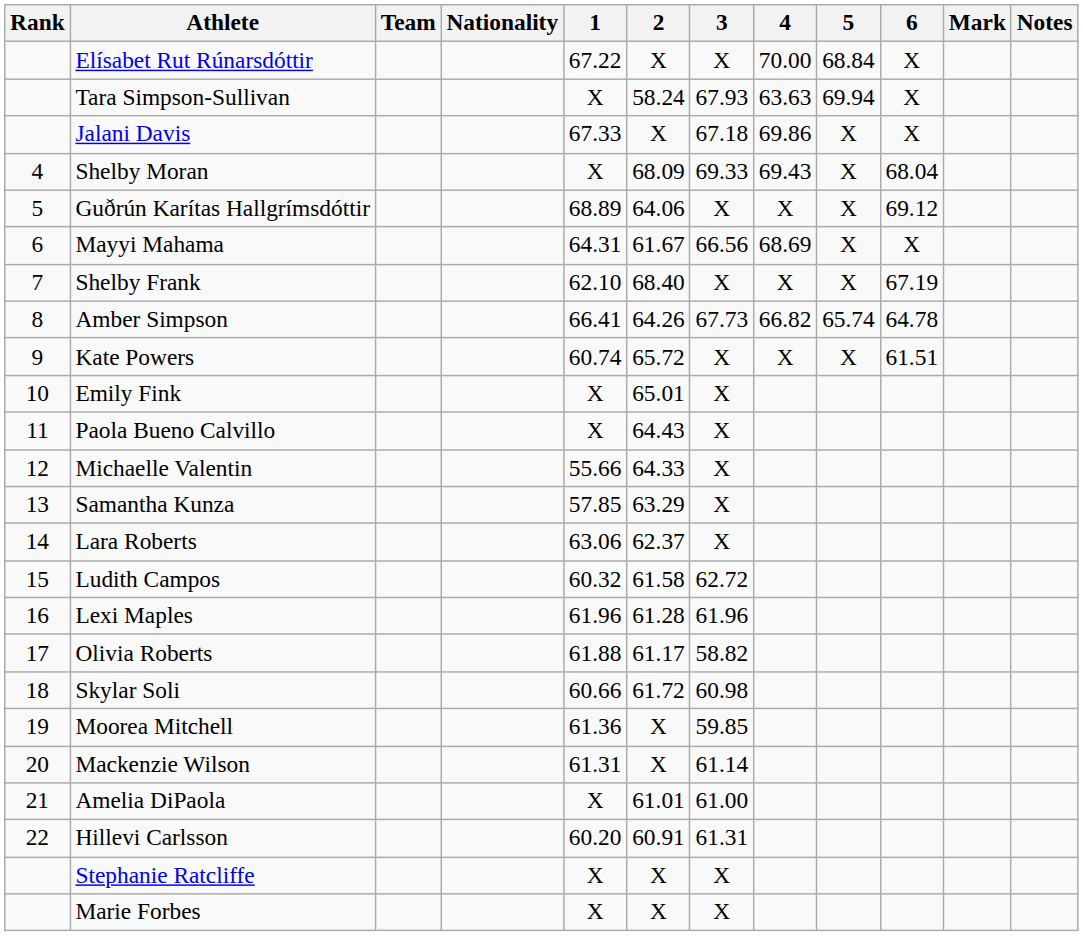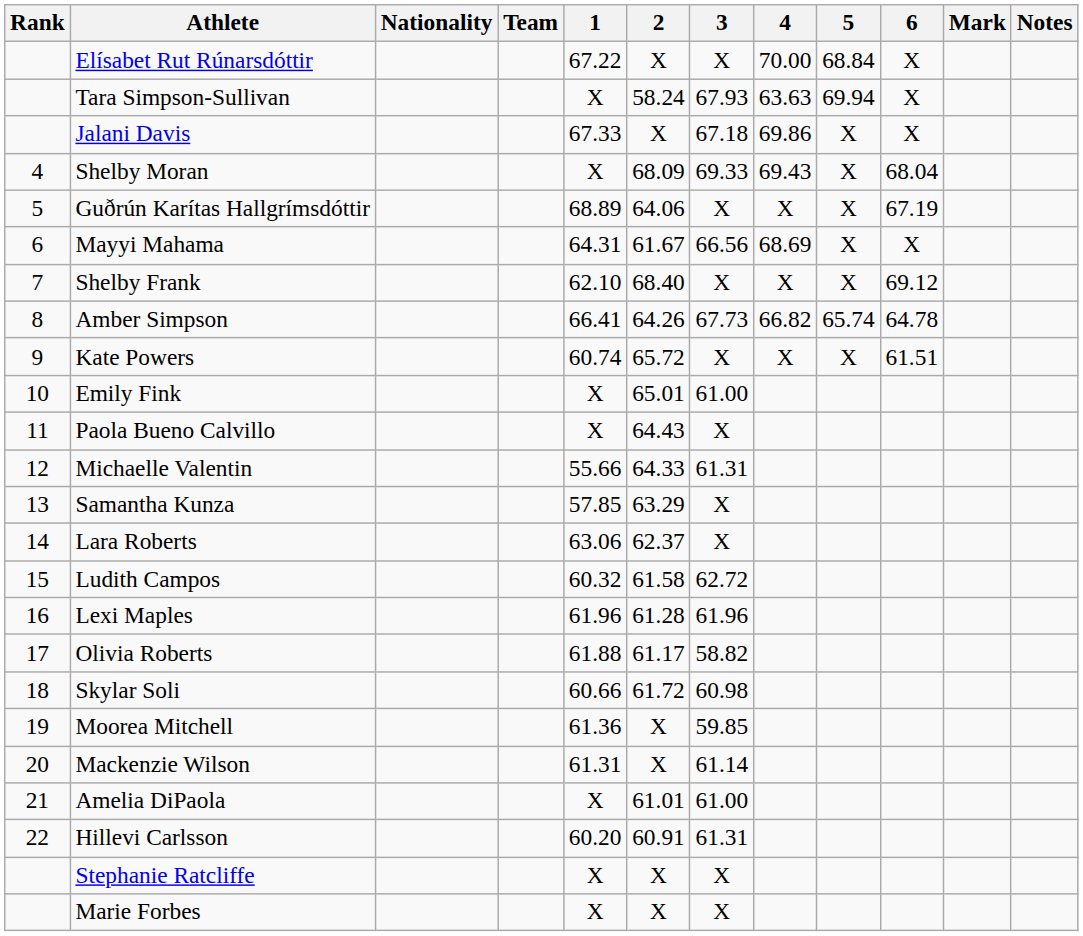columns swapped: (502, 23) <-> (408, 23)
(912, 208) 69.12 -> (912, 208) 67.19
(912, 282) 67.19 -> (912, 282) 69.12
(722, 393) X -> (722, 393) 61.00
(722, 467) X -> (722, 467) 61.31
